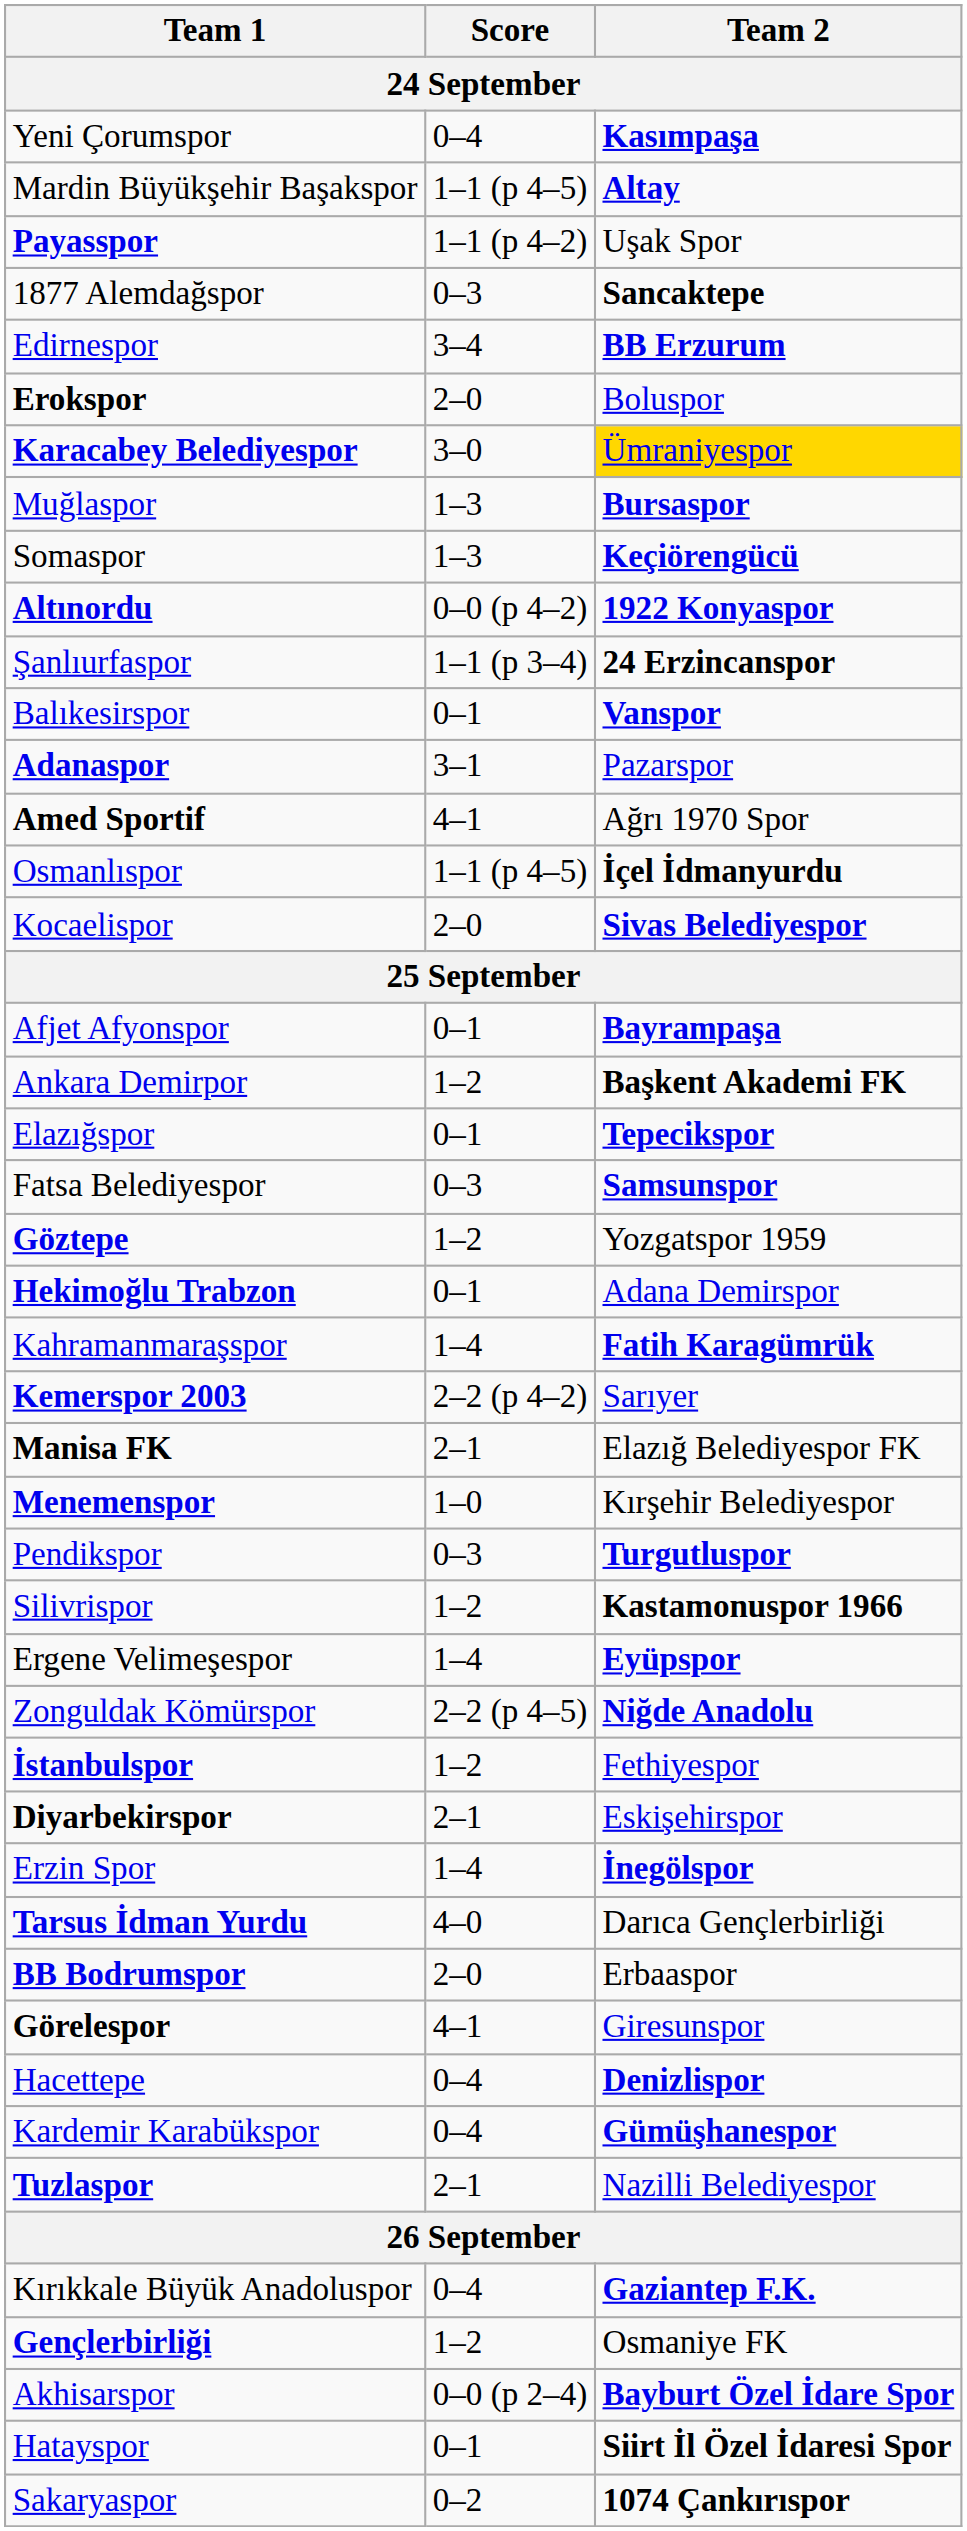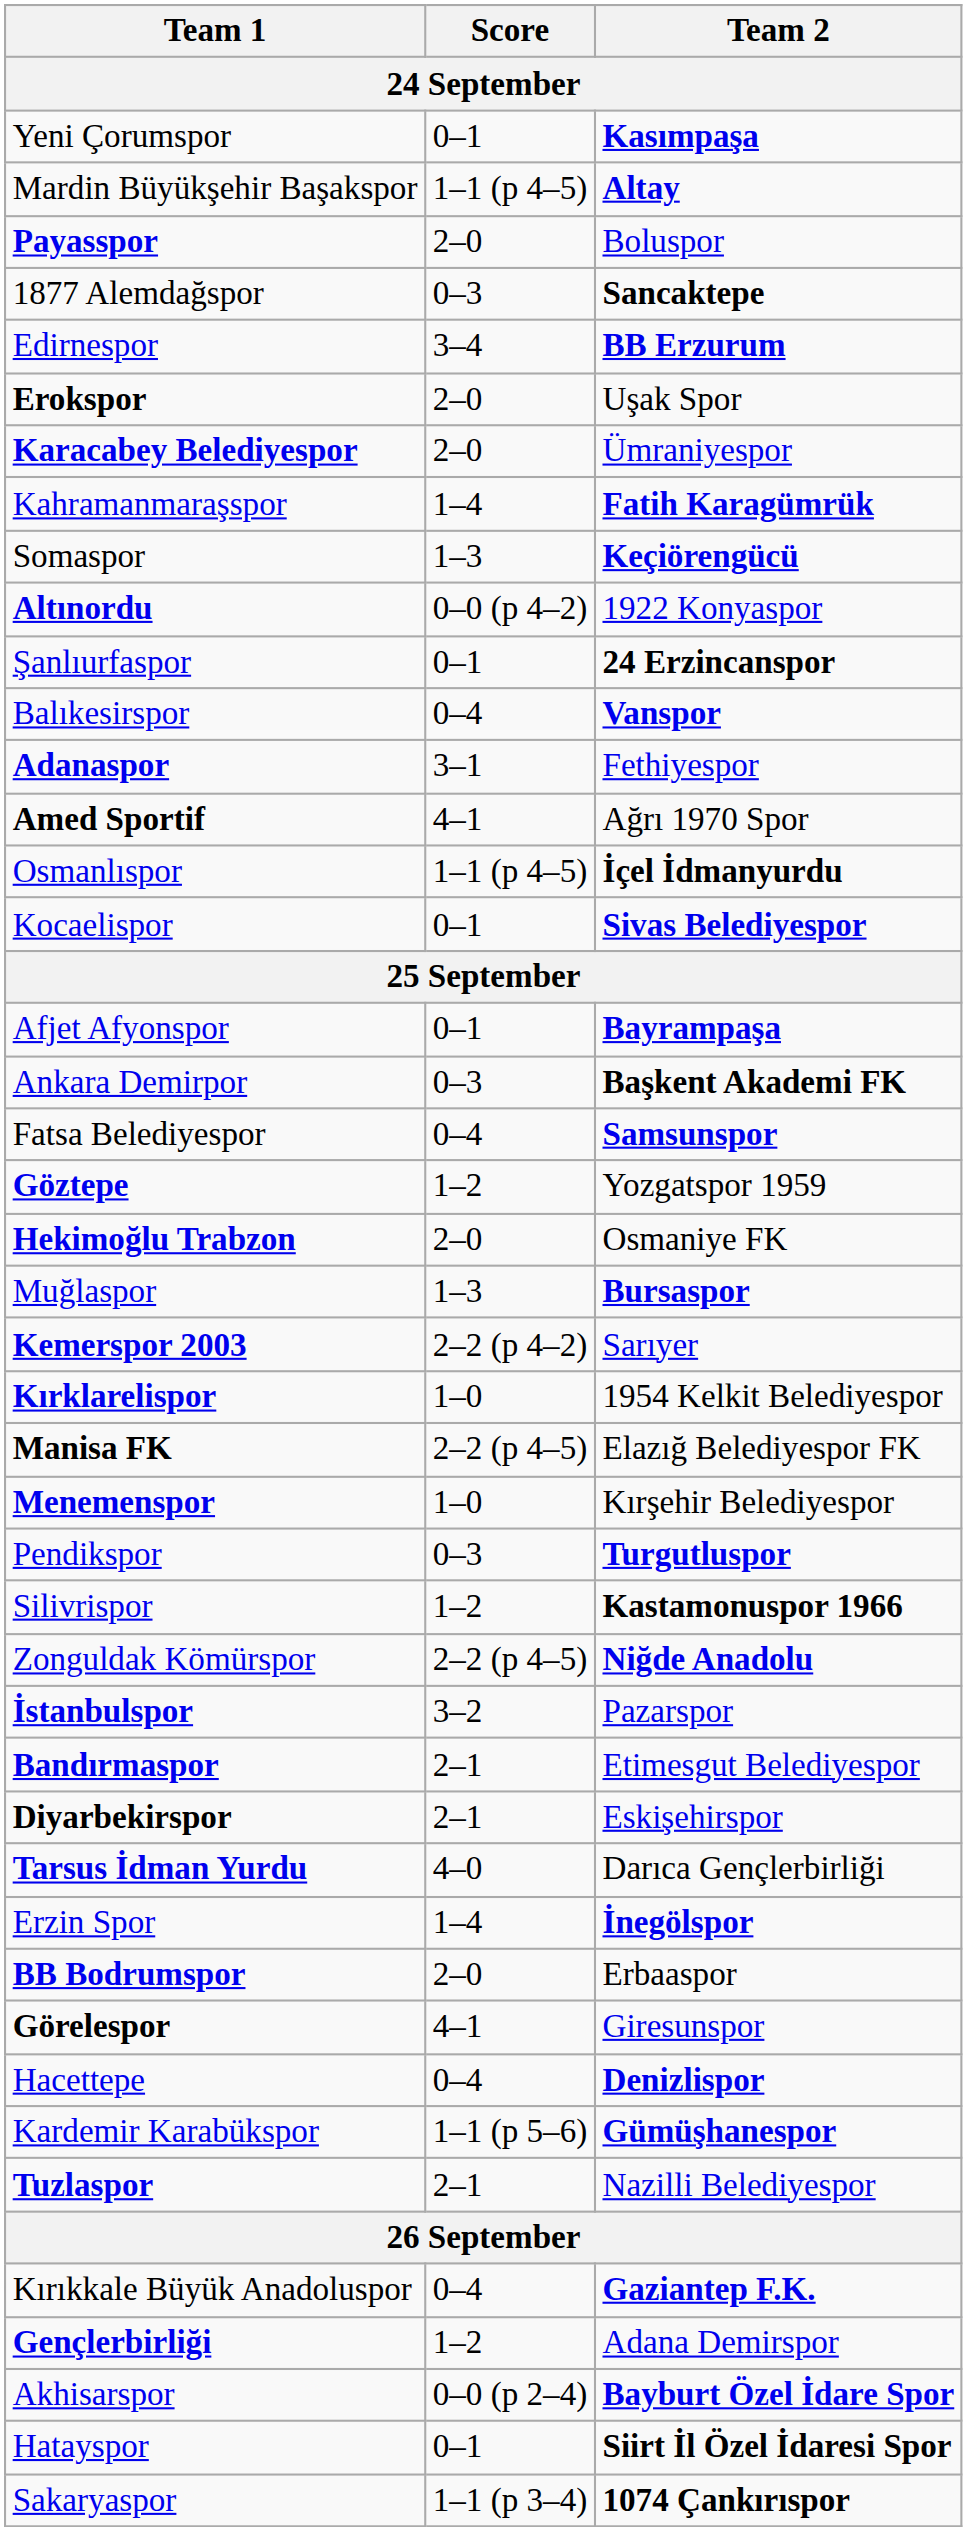(458, 135) 0–4 -> (458, 135) 0–1
(510, 240) 1–1 (p 4–2) -> (458, 240) 2–0
(672, 240) Uşak Spor -> (663, 240) Boluspor
(663, 398) Boluspor -> (672, 398) Uşak Spor
(458, 450) 3–0 -> (458, 450) 2–0
(697, 450) gold background -> (697, 450) no background
rows swapped: (84, 503) <-> (150, 1343)
(718, 608) bold -> (712, 608) normal
(510, 661) 1–1 (p 3–4) -> (458, 661) 0–1
(458, 713) 0–1 -> (458, 713) 0–4
(668, 766) Pazarspor -> (681, 766) Fethiyespor
(458, 923) 2–0 -> (458, 923) 0–1
(458, 1081) 1–2 -> (458, 1081) 0–3
- row: (83, 1133)
(458, 1186) 0–3 -> (458, 1133) 0–4
(458, 1291) 0–1 -> (458, 1238) 2–0
(721, 1291) Adana Demirspor -> (695, 1238) Osmaniye FK
+ row: (114, 1396)
(458, 1448) 2–1 -> (510, 1448) 2–2 (p 4–5)
- row: (152, 1659)
(458, 1764) 1–2 -> (458, 1711) 3–2
(681, 1764) Fethiyespor -> (668, 1711) Pazarspor
+ row: (116, 1764)
rows swapped: (84, 1869) <-> (160, 1921)
(458, 2131) 0–4 -> (510, 2131) 1–1 (p 5–6)
(695, 2341) Osmaniye FK -> (721, 2341) Adana Demirspor
(458, 2499) 0–2 -> (510, 2499) 1–1 (p 3–4)
